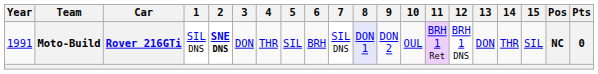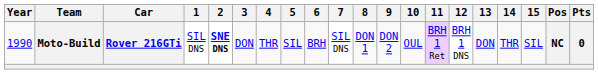(20, 43) 1991 -> (20, 43) 1990
(365, 43) lavender background -> (365, 43) no background
